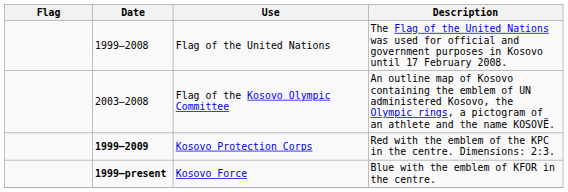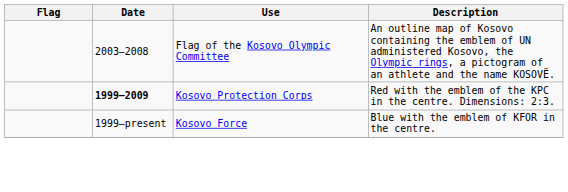- row: (253, 46)
(131, 174) bold -> (131, 123) normal
